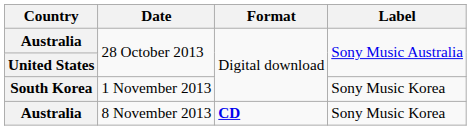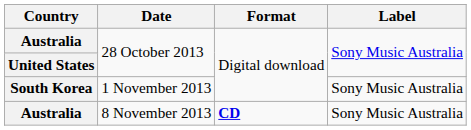(388, 88) Sony Music Korea -> (397, 88) Sony Music Australia
(388, 112) Sony Music Korea -> (397, 112) Sony Music Australia
